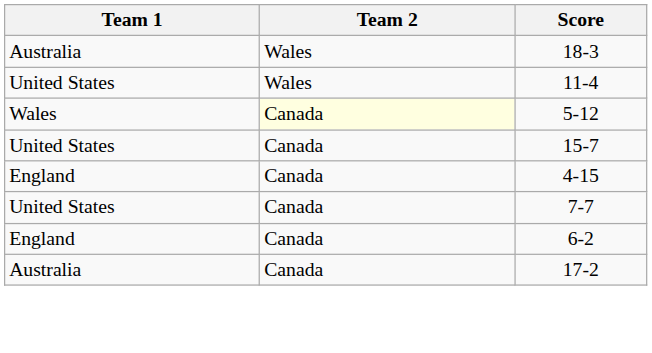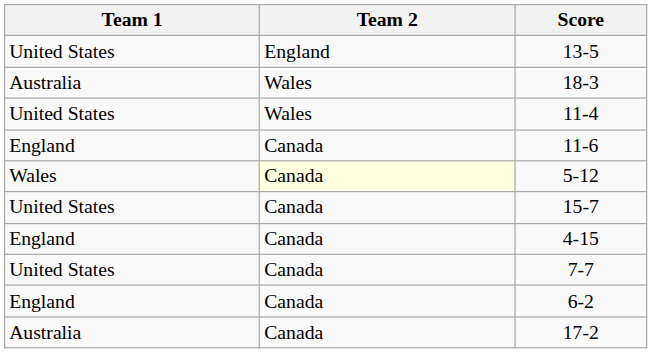+ row: (581, 51)
+ row: (581, 144)
